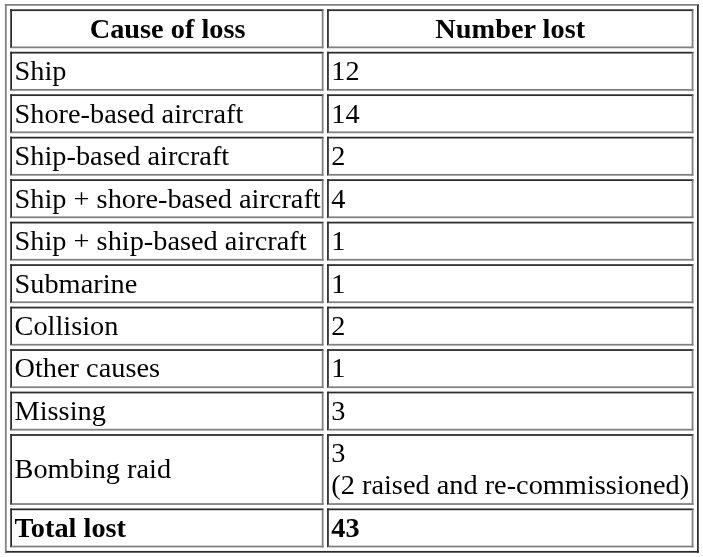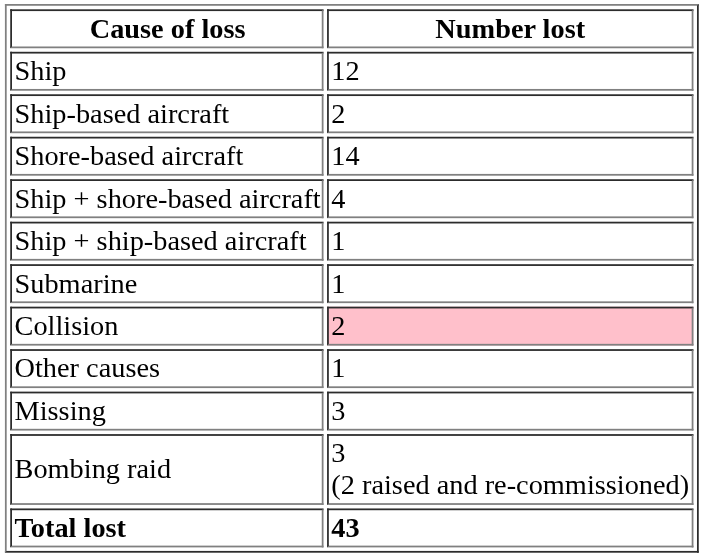rows swapped: (129, 113) <-> (122, 155)
(338, 325) no background -> (338, 325) pink background
